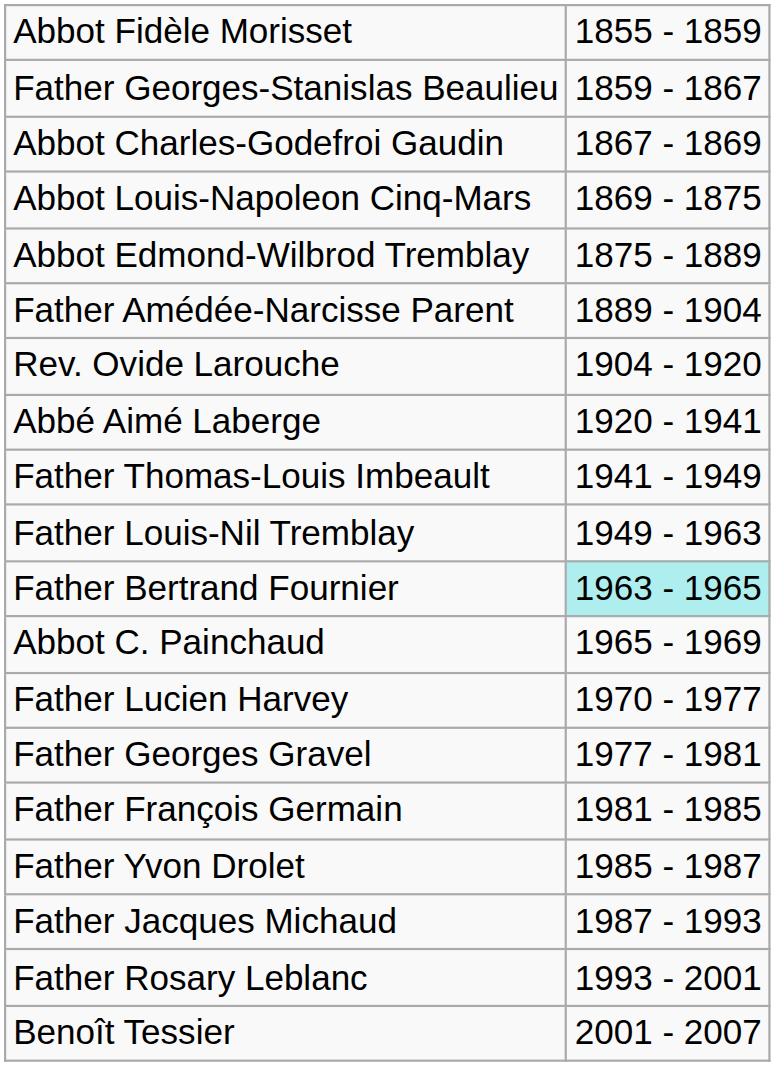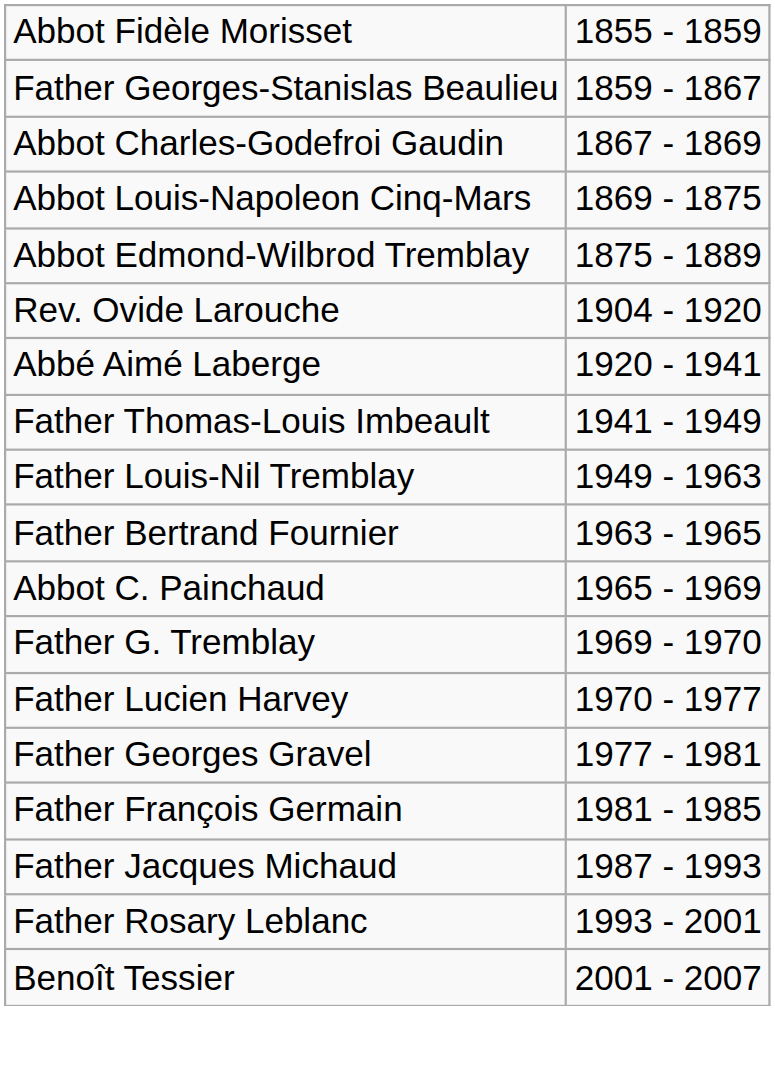- row: (263, 310)
(668, 587) paleturquoise background -> (668, 532) no background
+ row: (164, 643)
- row: (159, 865)
